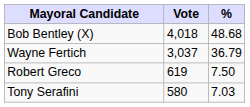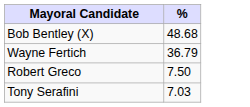- column: (186, 14)
